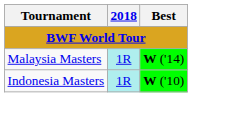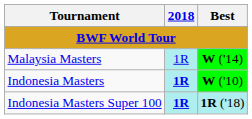(124, 81) normal -> (181, 81) bold
+ row: (85, 103)
